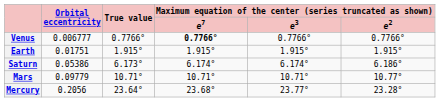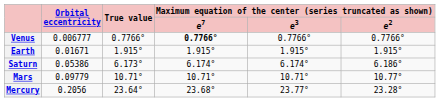(72, 52) 0.01751 -> (72, 52) 0.01671
